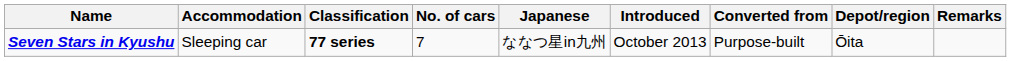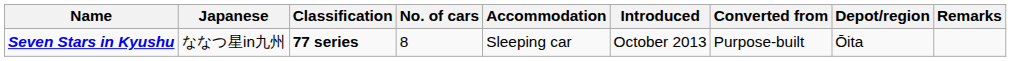columns swapped: (554, 16) <-> (242, 16)
(420, 42) 7 -> (404, 42) 8
